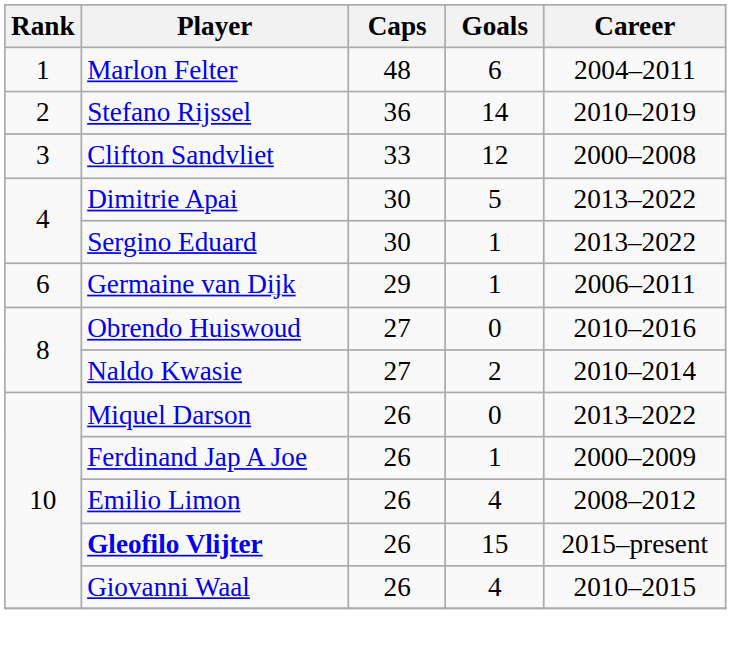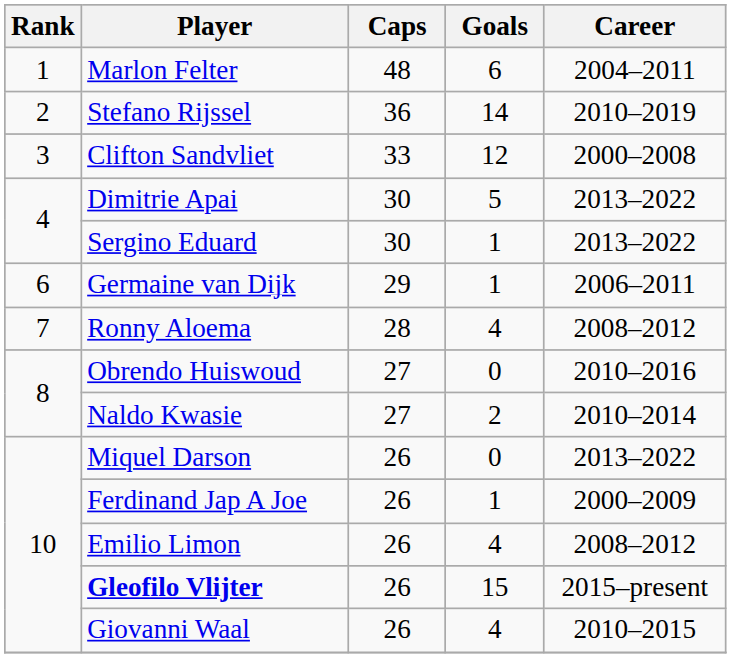+ row: (169, 328)
